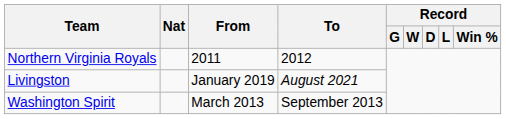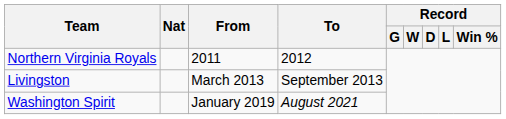(233, 80) January 2019 -> (228, 80) March 2013
(320, 80) August 2021 -> (332, 80) September 2013
(228, 102) March 2013 -> (233, 102) January 2019
(332, 102) September 2013 -> (320, 102) August 2021
